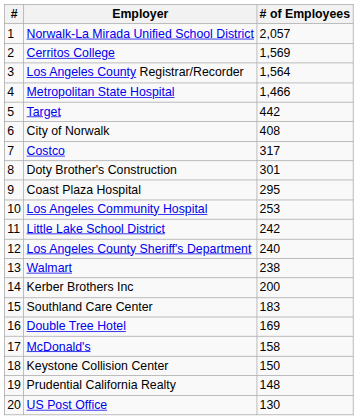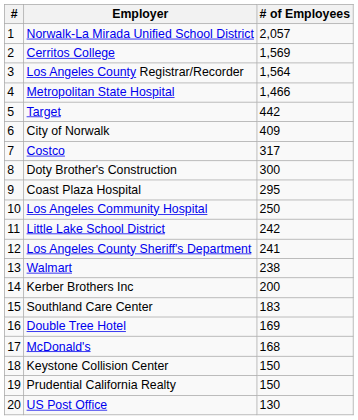(270, 131) 408 -> (270, 131) 409
(270, 170) 301 -> (270, 170) 300
(270, 209) 253 -> (270, 209) 250
(270, 248) 240 -> (270, 248) 241
(270, 346) 158 -> (270, 346) 168
(270, 385) 148 -> (270, 385) 150
